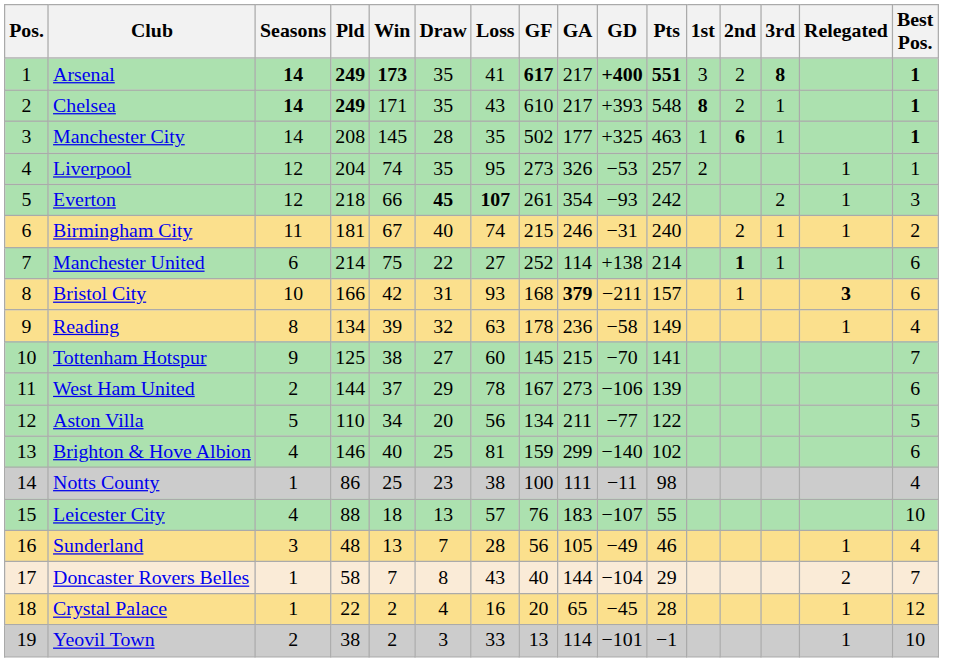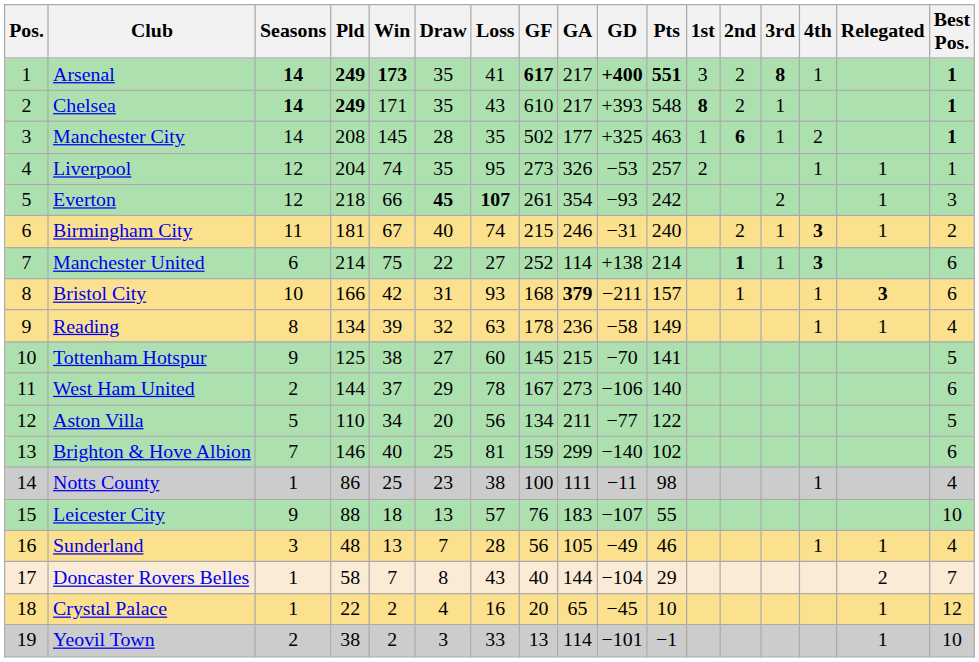+ column: (818, 31)
(915, 357) 7 -> (952, 357) 5
(667, 388) 139 -> (667, 388) 140
(293, 451) 4 -> (293, 451) 7
(293, 514) 4 -> (293, 514) 9
(667, 608) 28 -> (667, 608) 10
